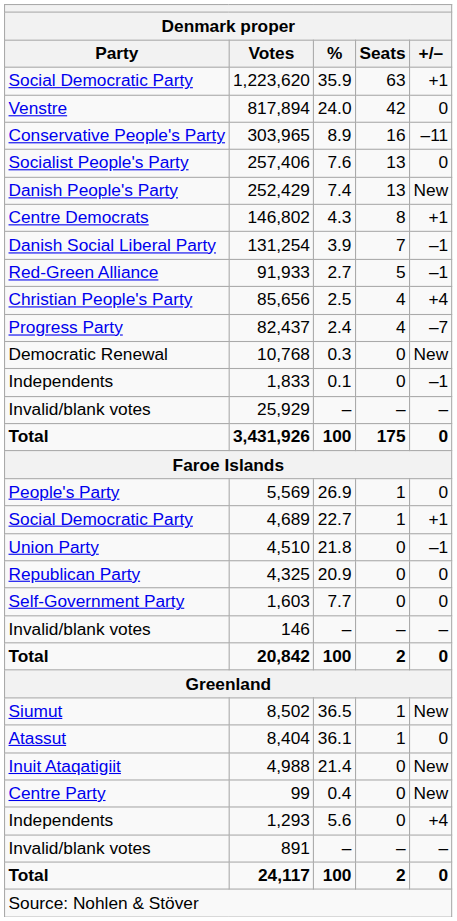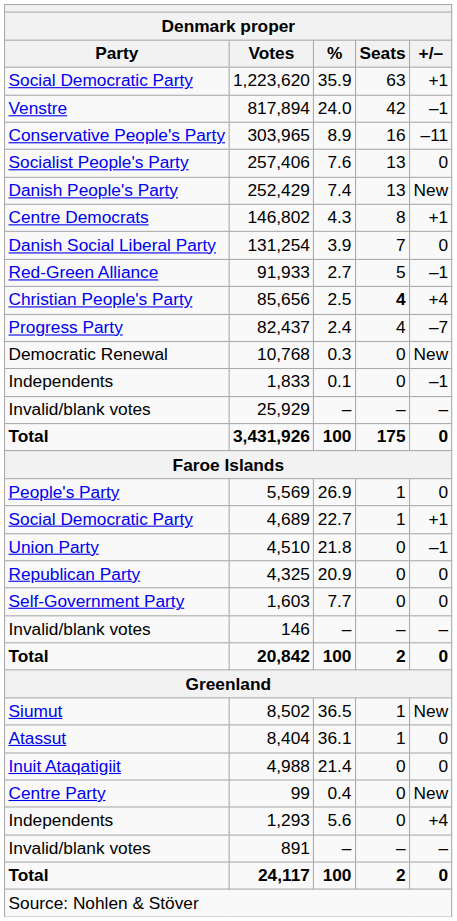(443, 108) 0 -> (439, 108) –1
(439, 245) –1 -> (443, 245) 0
(401, 300) normal -> (401, 300) bold
(431, 766) New -> (443, 766) 0
